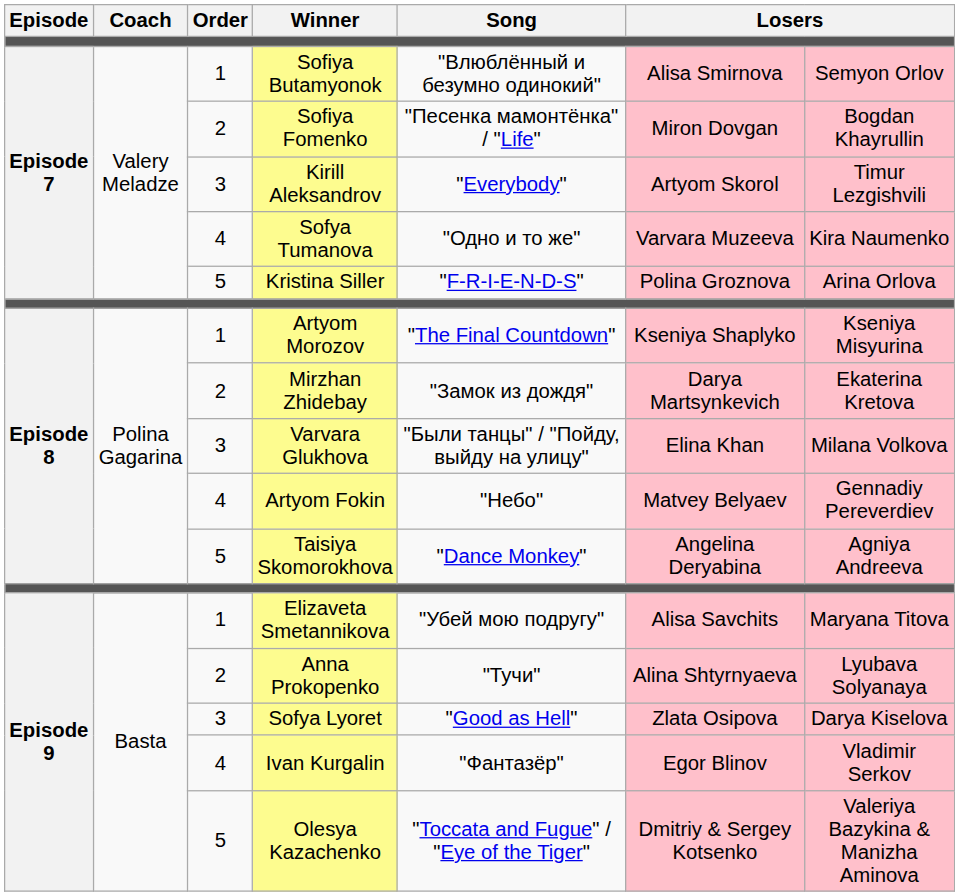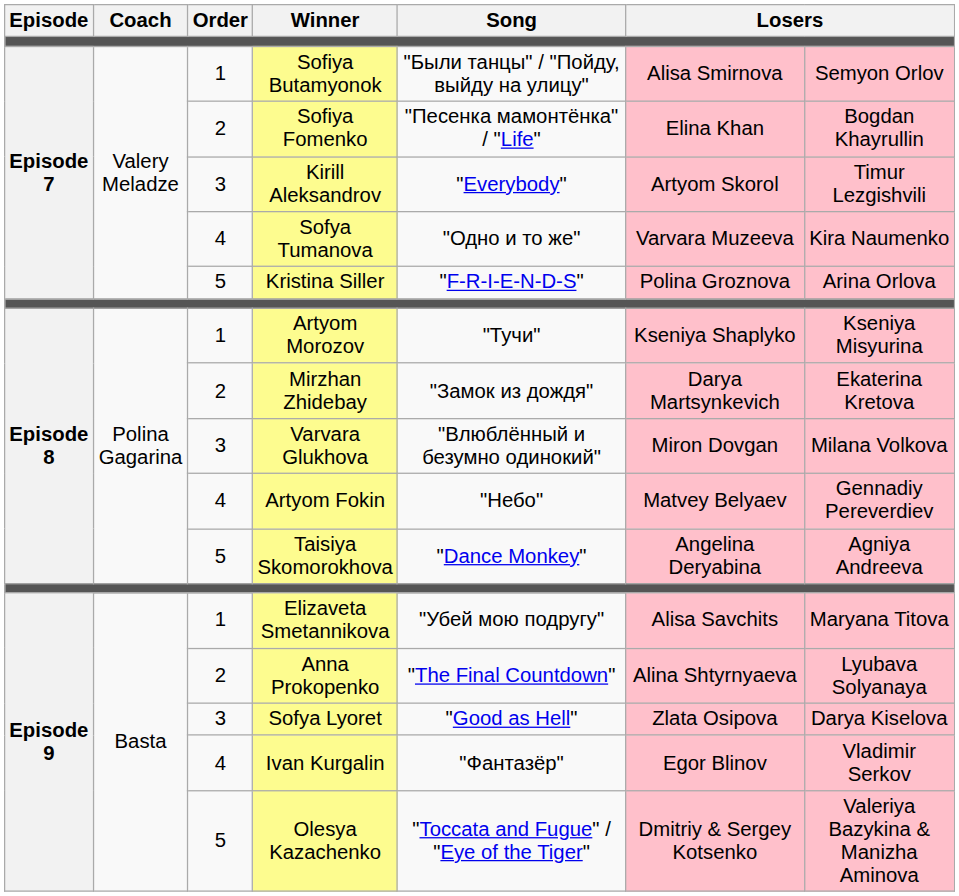(512, 73) "Влюблённый и безумно одинокий" -> (512, 73) "Были танцы" / "Пойду, выйду на улицу"
(715, 128) Miron Dovgan -> (715, 128) Elina Khan
(512, 335) "The Final Countdown" -> (512, 335) "Тучи"
(512, 445) "Были танцы" / "Пойду, выйду на улицу" -> (512, 445) "Влюблённый и безумно одинокий"
(715, 445) Elina Khan -> (715, 445) Miron Dovgan
(512, 675) "Тучи" -> (512, 675) "The Final Countdown"
